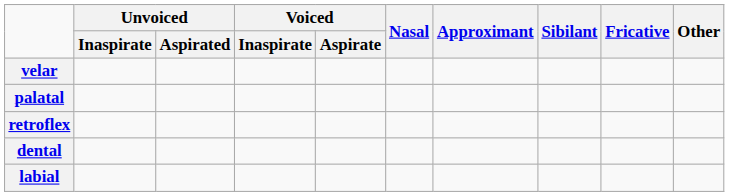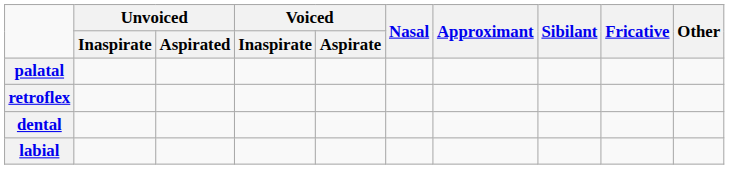- row: (39, 71)
